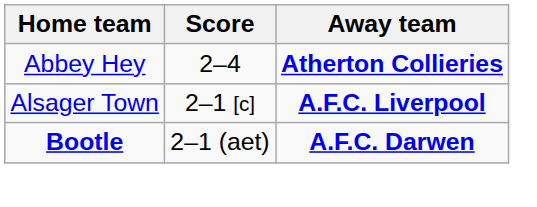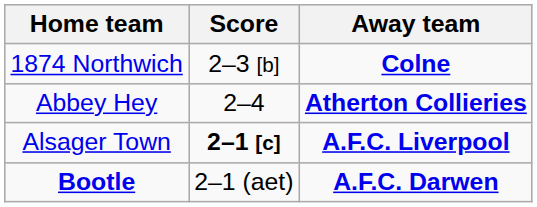+ row: (97, 63)
(220, 102) normal -> (244, 142) bold
